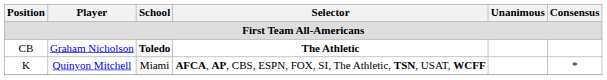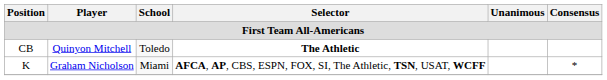(92, 48) Graham Nicholson -> (92, 48) Quinyon Mitchell
(155, 48) bold -> (154, 48) normal
(92, 65) Quinyon Mitchell -> (92, 65) Graham Nicholson
